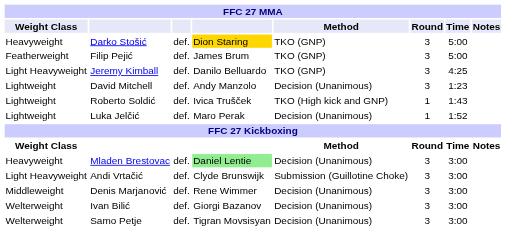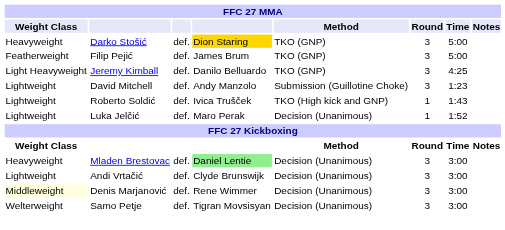(323, 86) Decision (Unanimous) -> (341, 86) Submission (Guillotine Choke)
(46, 176) Light Heavyweight -> (31, 176) Lightweight
(341, 176) Submission (Guillotine Choke) -> (323, 176) Decision (Unanimous)
(35, 191) no background -> (35, 191) lightyellow background
- row: (110, 206)
